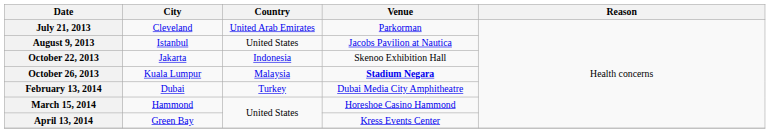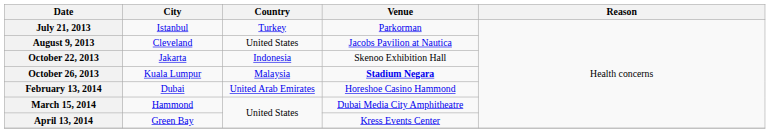(173, 27) Cleveland -> (173, 27) Istanbul
(272, 27) United Arab Emirates -> (272, 27) Turkey
(173, 43) Istanbul -> (173, 43) Cleveland
(272, 89) Turkey -> (272, 89) United Arab Emirates
(400, 89) Dubai Media City Amphitheatre -> (400, 89) Horeshoe Casino Hammond
(400, 105) Horeshoe Casino Hammond -> (400, 105) Dubai Media City Amphitheatre
